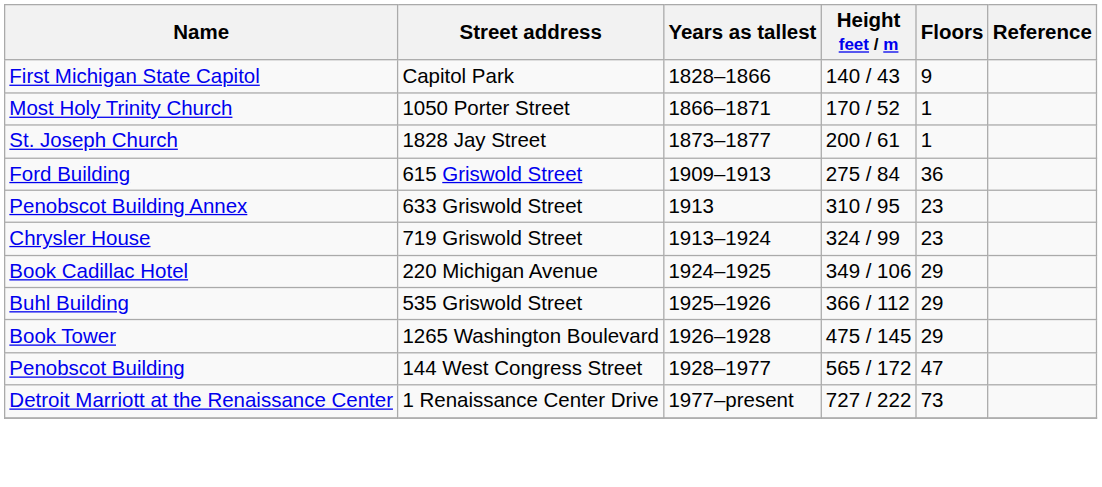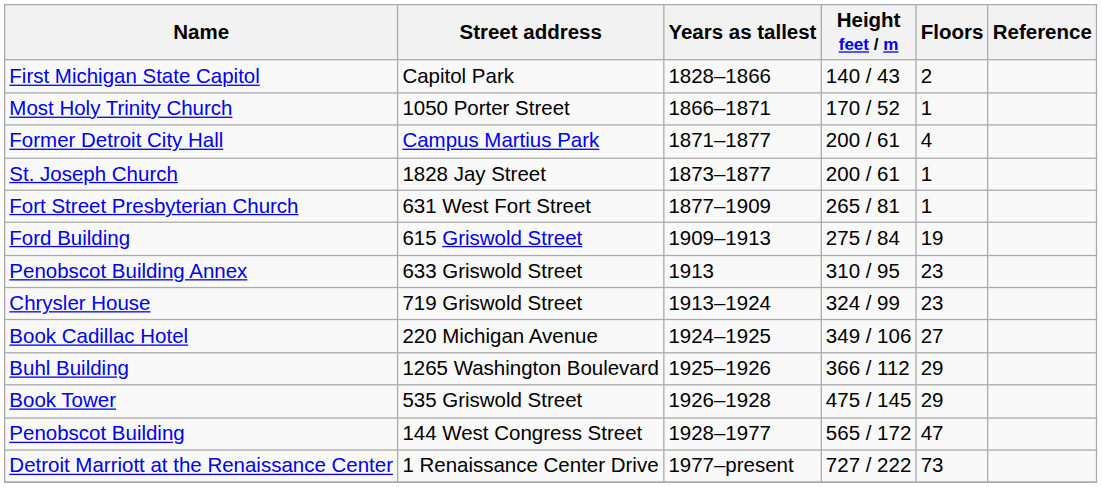(926, 76) 9 -> (926, 76) 2
+ row: (116, 141)
+ row: (154, 206)
(932, 173) 36 -> (932, 238) 19
(932, 271) 29 -> (932, 336) 27
(492, 303) 535 Griswold Street -> (531, 368) 1265 Washington Boulevard
(531, 336) 1265 Washington Boulevard -> (492, 401) 535 Griswold Street
